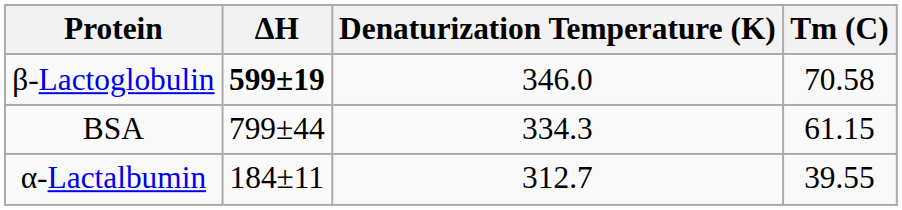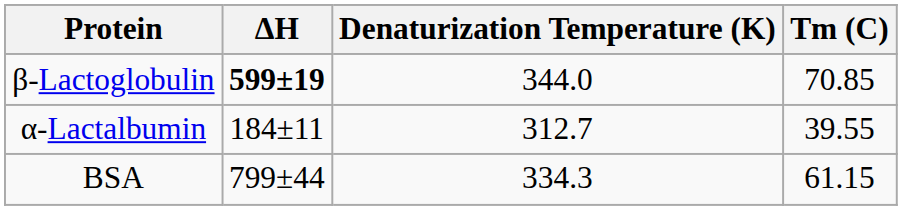(557, 79) 346.0 -> (557, 79) 344.0
(839, 79) 70.58 -> (839, 79) 70.85
rows swapped: (113, 178) <-> (113, 128)
